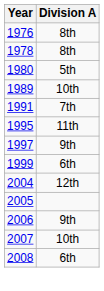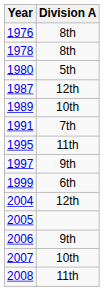+ row: (20, 88)
(68, 257) 6th -> (68, 276) 11th
